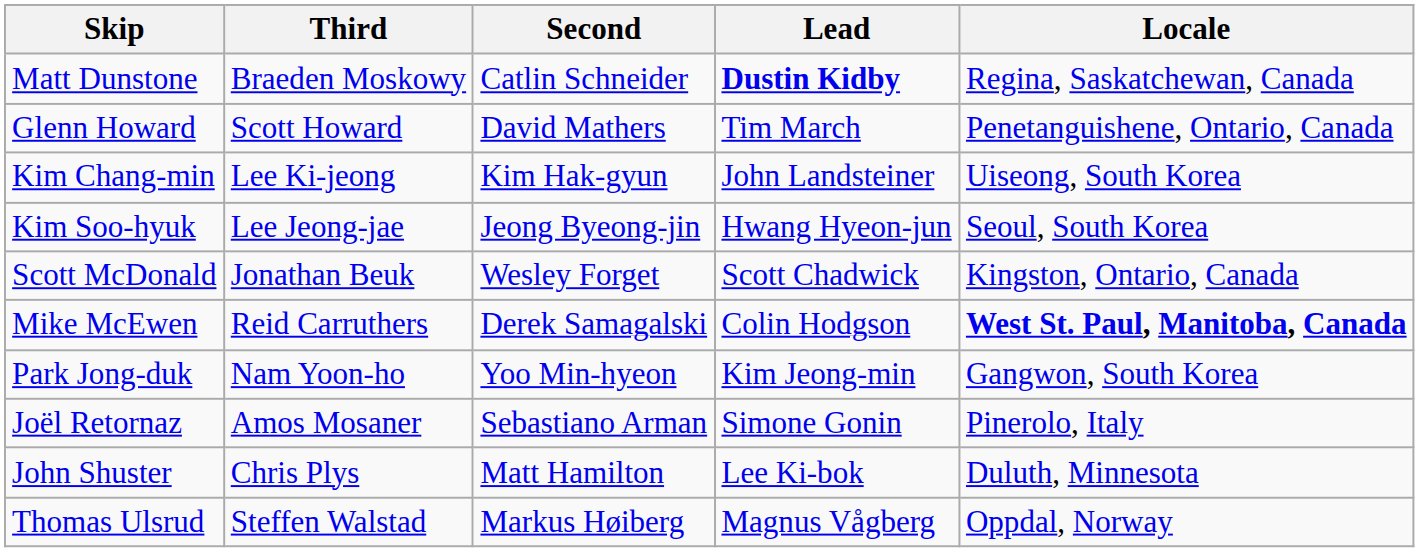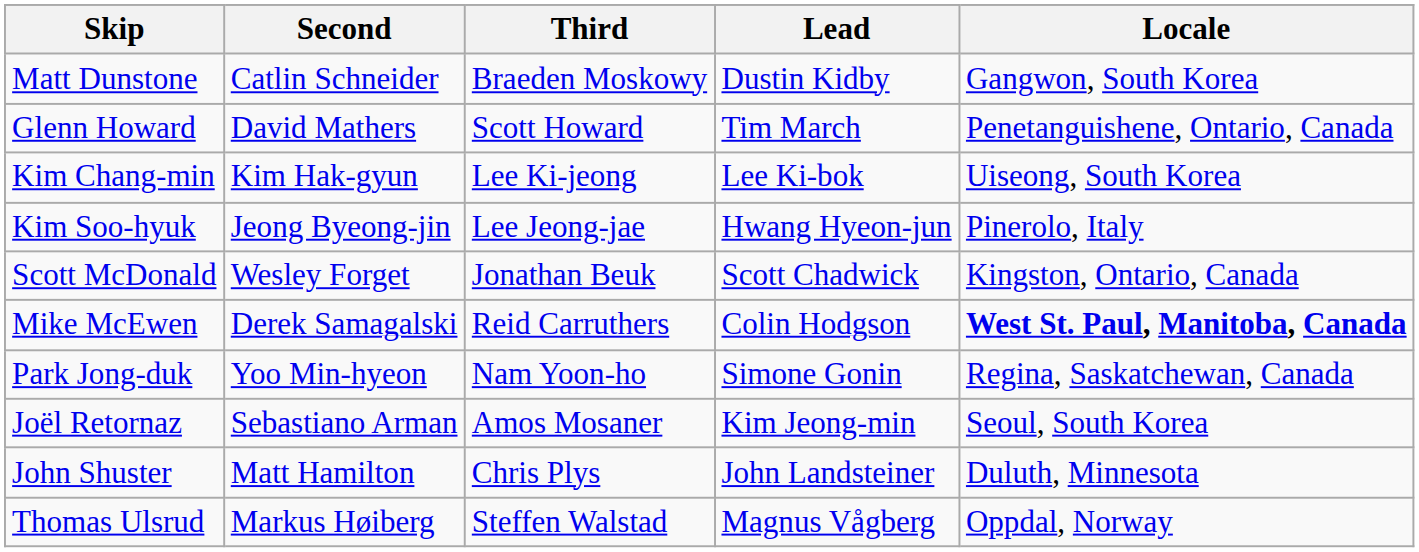columns swapped: (348, 29) <-> (594, 29)
(811, 78) bold -> (806, 78) normal
(1160, 78) Regina, Saskatchewan, Canada -> (1112, 78) Gangwon, South Korea
(828, 176) John Landsteiner -> (793, 176) Lee Ki-bok
(1087, 226) Seoul, South Korea -> (1055, 226) Pinerolo, Italy
(818, 373) Kim Jeong-min -> (812, 373) Simone Gonin
(1112, 373) Gangwon, South Korea -> (1160, 373) Regina, Saskatchewan, Canada
(812, 422) Simone Gonin -> (818, 422) Kim Jeong-min
(1055, 422) Pinerolo, Italy -> (1087, 422) Seoul, South Korea
(793, 472) Lee Ki-bok -> (828, 472) John Landsteiner
